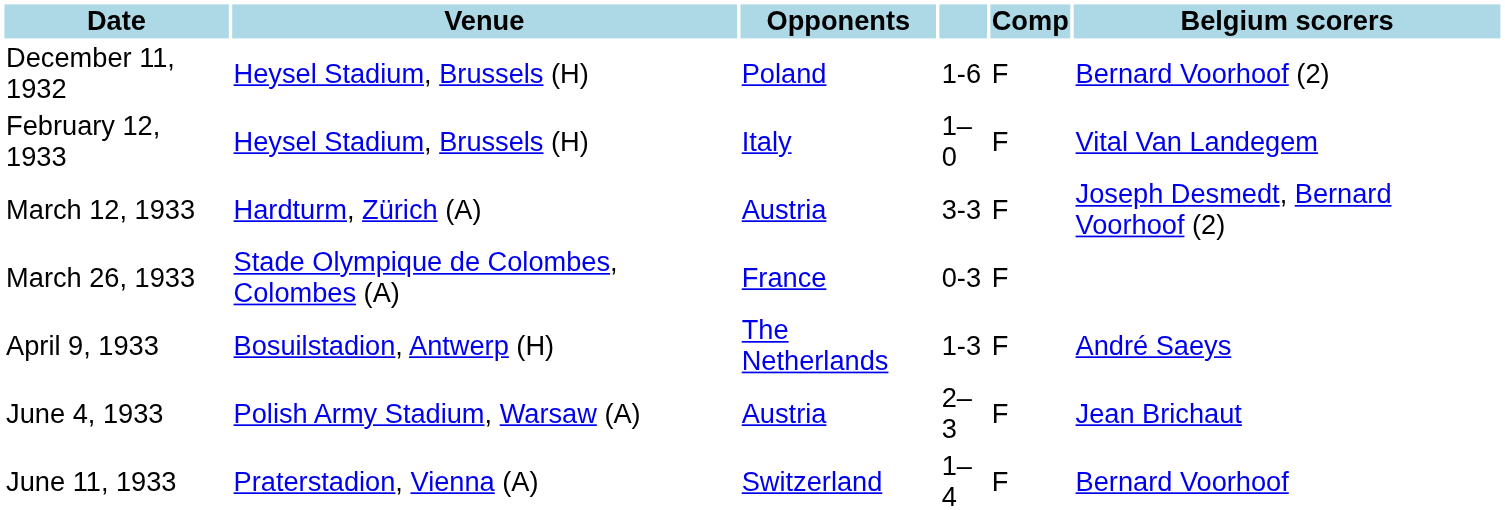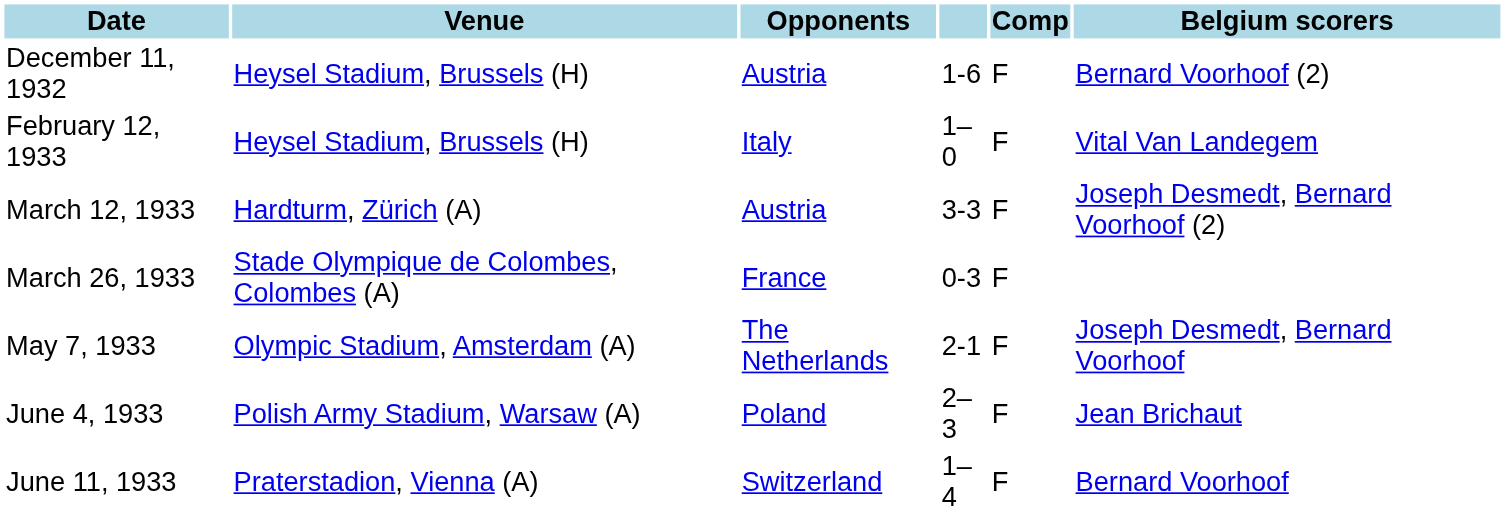(784, 73) Poland -> (784, 73) Austria
- row: (82, 345)
+ row: (81, 345)
(784, 413) Austria -> (784, 413) Poland
